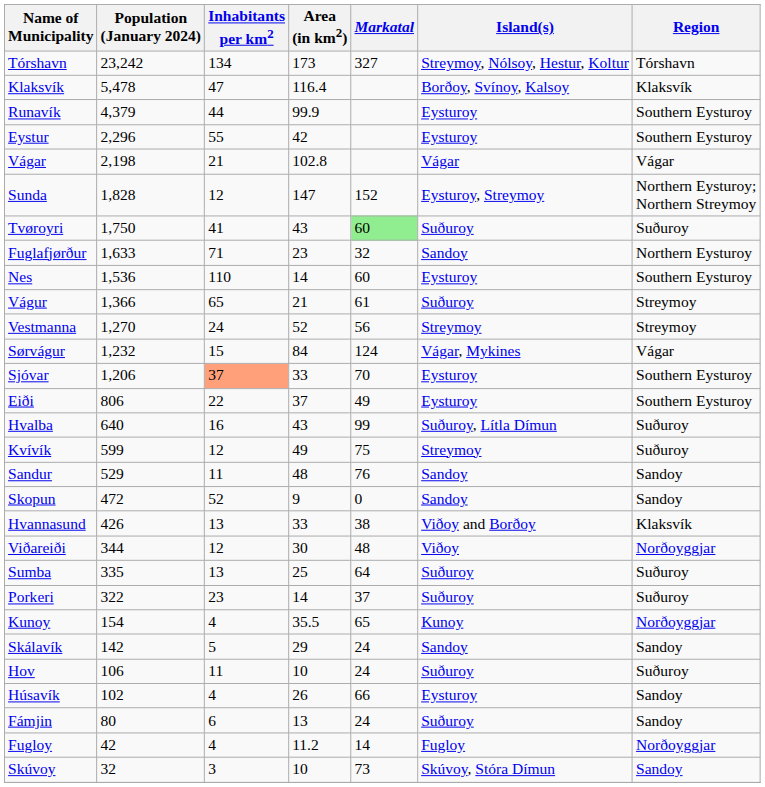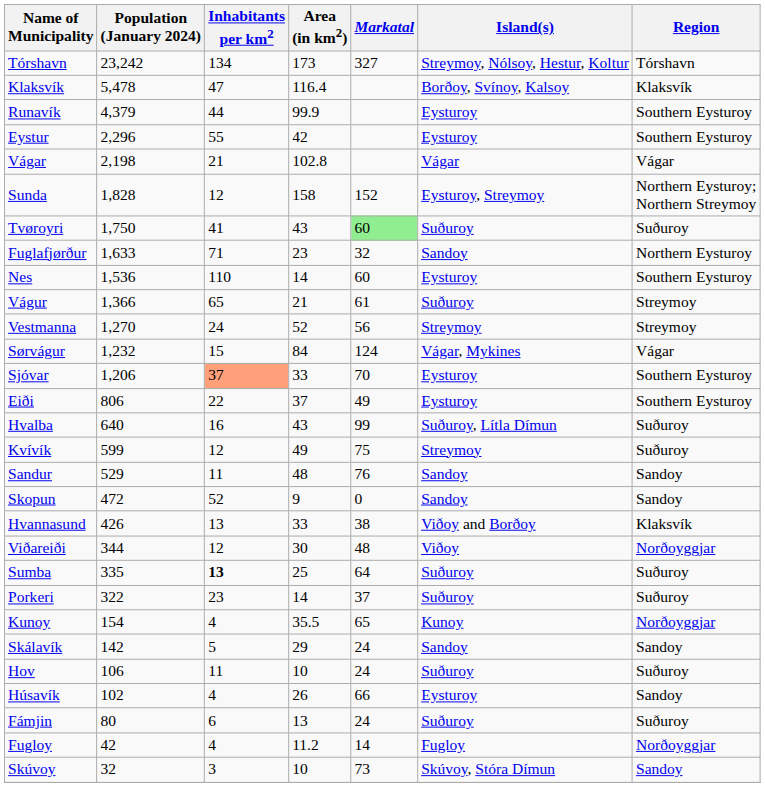(304, 194) 147 -> (304, 194) 158
(216, 572) normal -> (216, 572) bold
(659, 720) Sandoy -> (662, 720) Suðuroy
